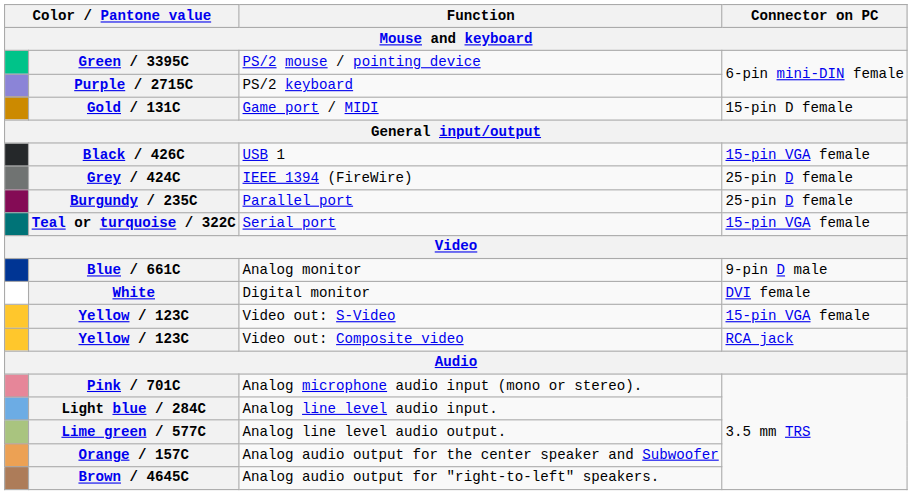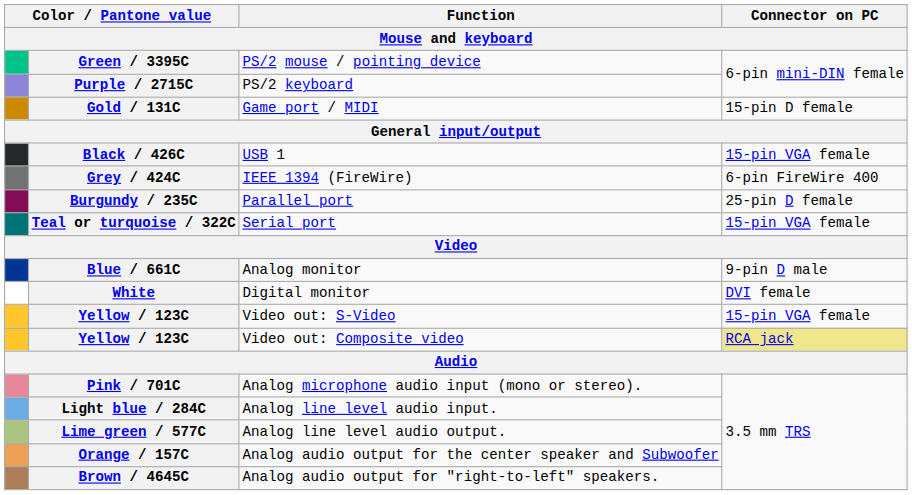(789, 178) 25-pin D female -> (802, 178) 6-pin FireWire 400
(760, 339) no background -> (760, 339) khaki background
